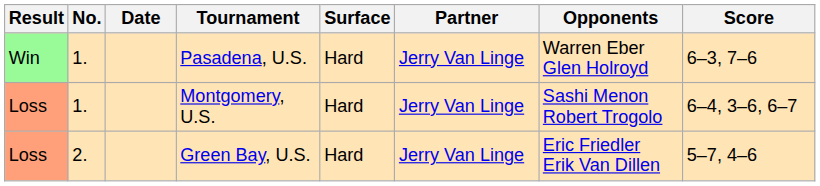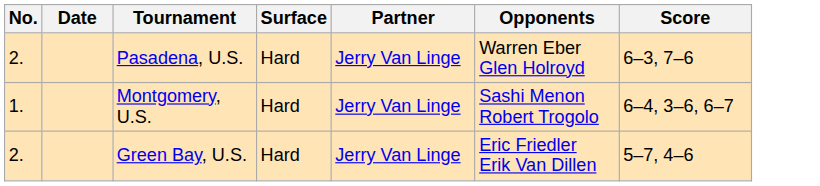- column: (36, 18)
(80, 57) 1. -> (16, 57) 2.
